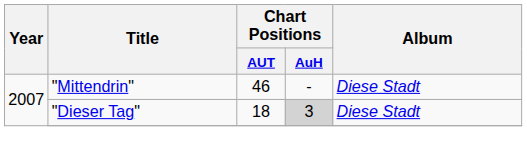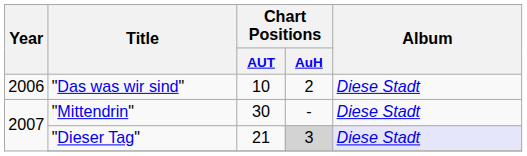+ row: (118, 86)
(261, 86) 46 -> (261, 112) 30
(261, 112) 18 -> (261, 138) 21
(378, 112) no background -> (378, 138) lavender background
